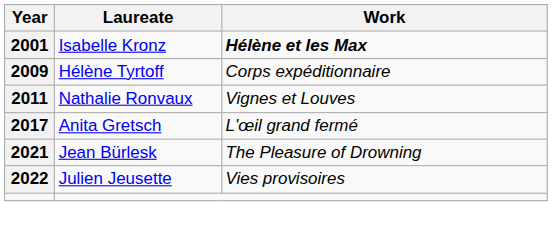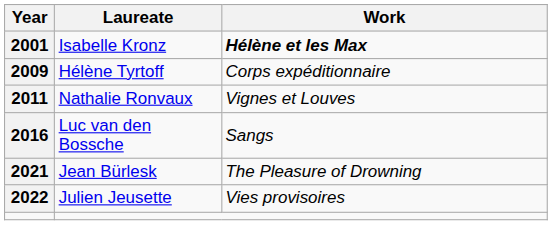+ row: (105, 135)
- row: (110, 125)
